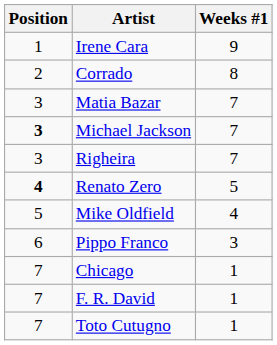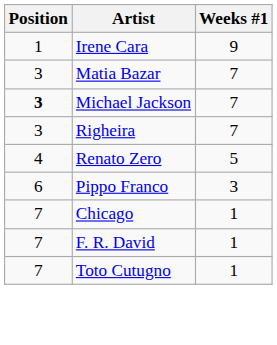- row: (104, 73)
(38, 185) bold -> (38, 157) normal
- row: (125, 213)
